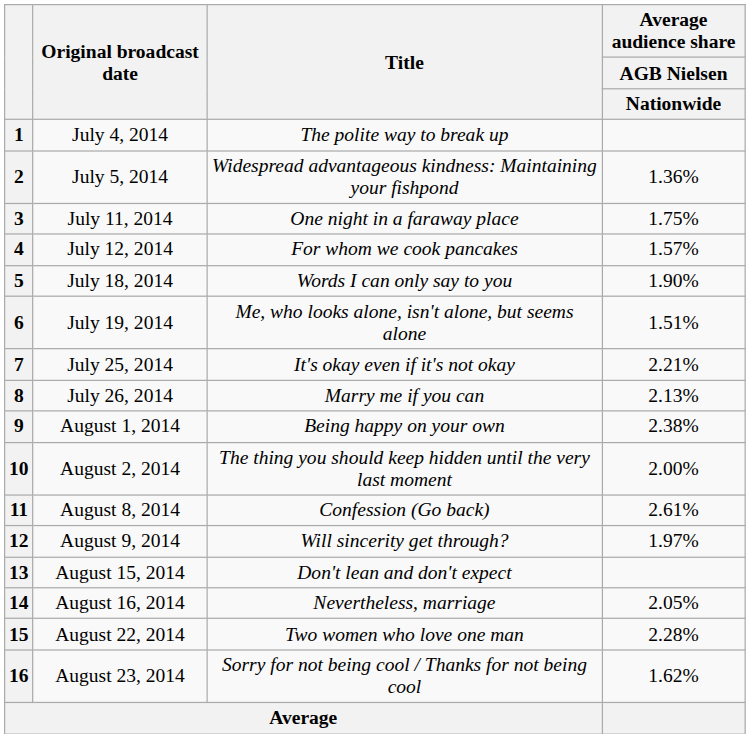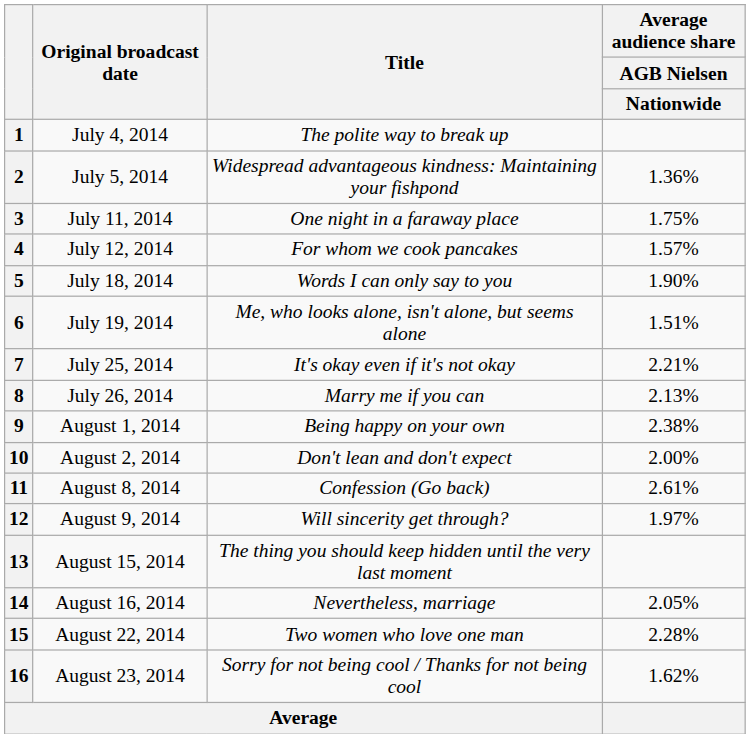(404, 468) The thing you should keep hidden until the very last moment -> (404, 457) Don't lean and don't expect
(404, 572) Don't lean and don't expect -> (404, 561) The thing you should keep hidden until the very last moment
